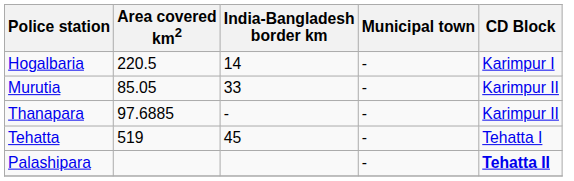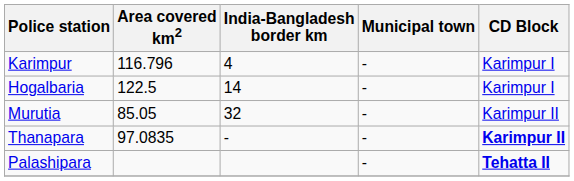+ row: (40, 63)
(137, 63) 220.5 -> (137, 88) 122.5
(233, 88) 33 -> (233, 113) 32
(146, 113) 97.6885 -> (146, 138) 97.0835
(521, 113) normal -> (524, 138) bold
- row: (34, 138)
